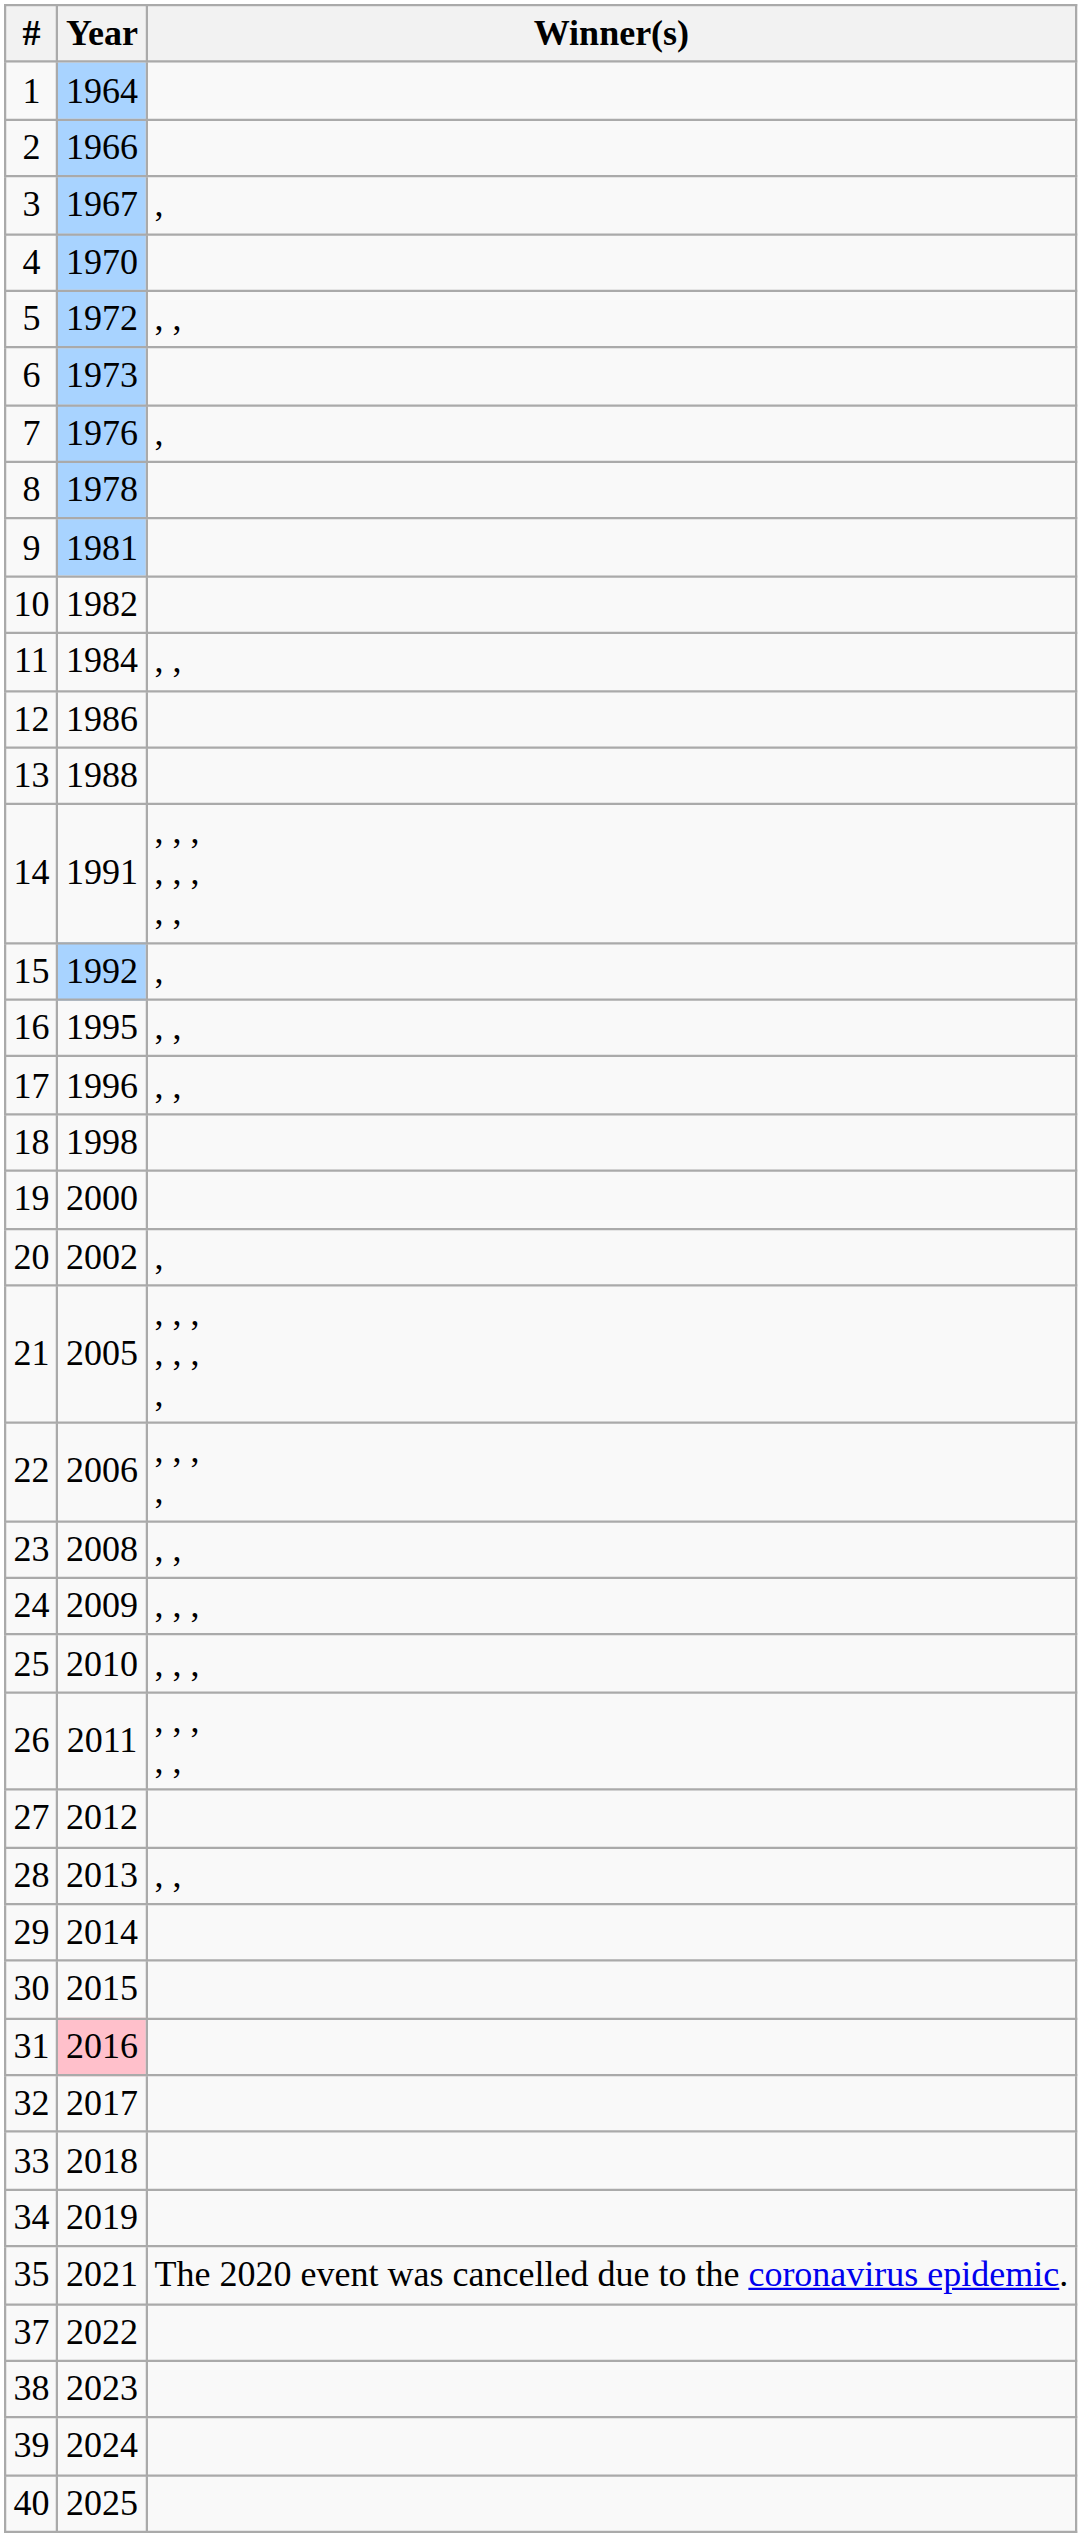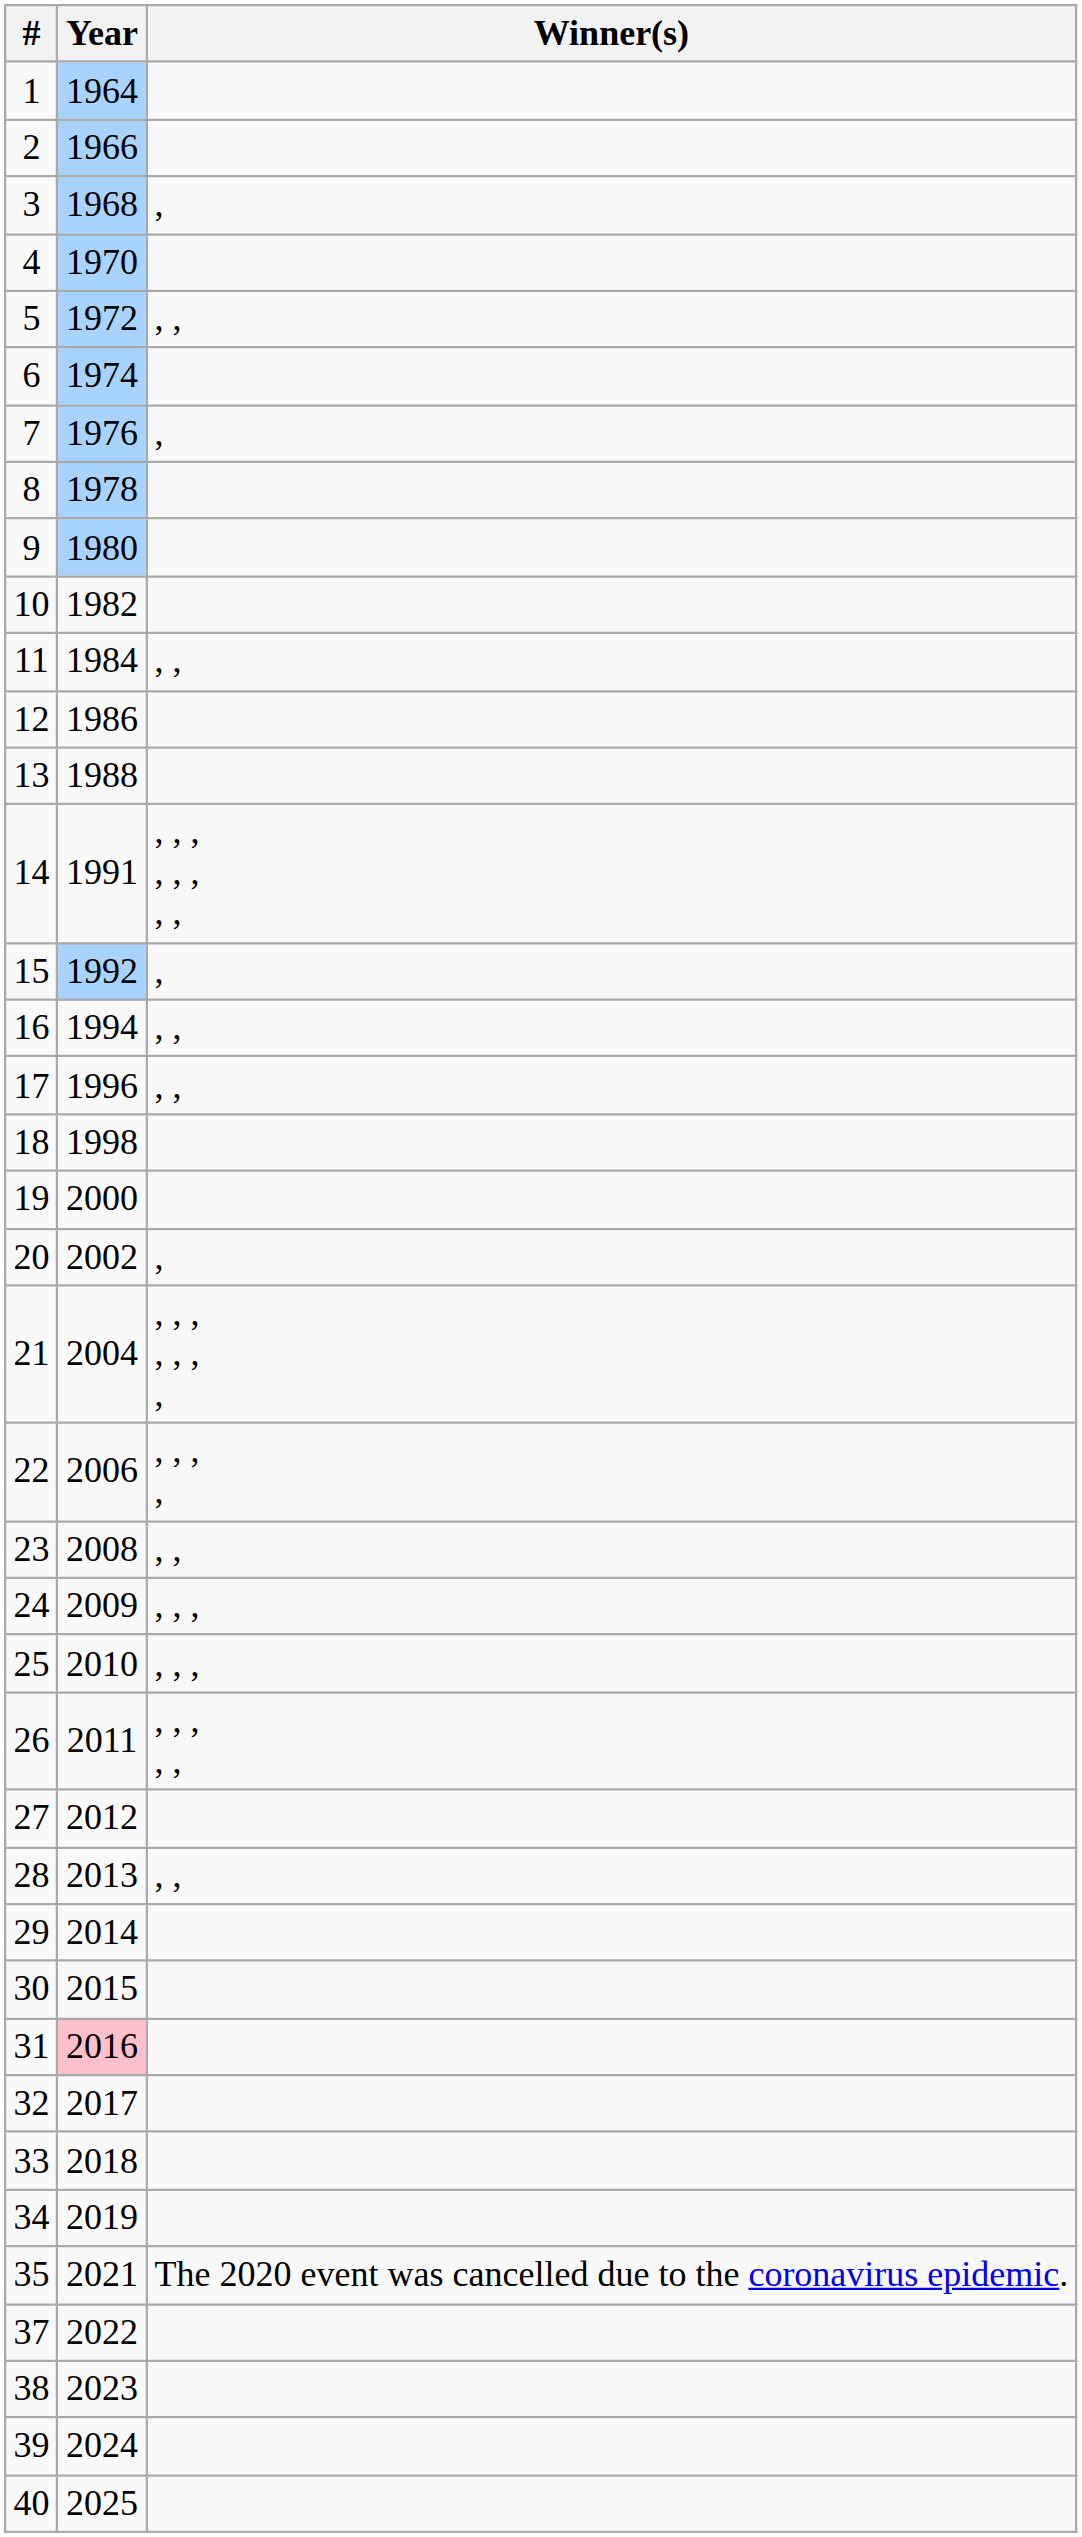(102, 204) 1967 -> (102, 204) 1968
(102, 375) 1973 -> (102, 375) 1974
(102, 546) 1981 -> (102, 546) 1980
(102, 1027) 1995 -> (102, 1027) 1994
(102, 1353) 2005 -> (102, 1353) 2004
